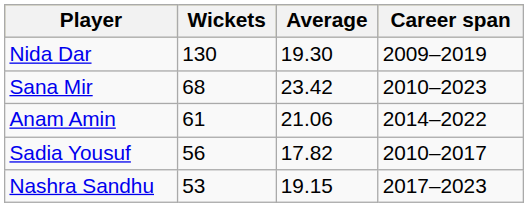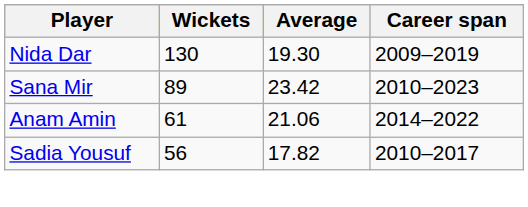(194, 86) 68 -> (176, 86) 89
- row: (82, 185)
